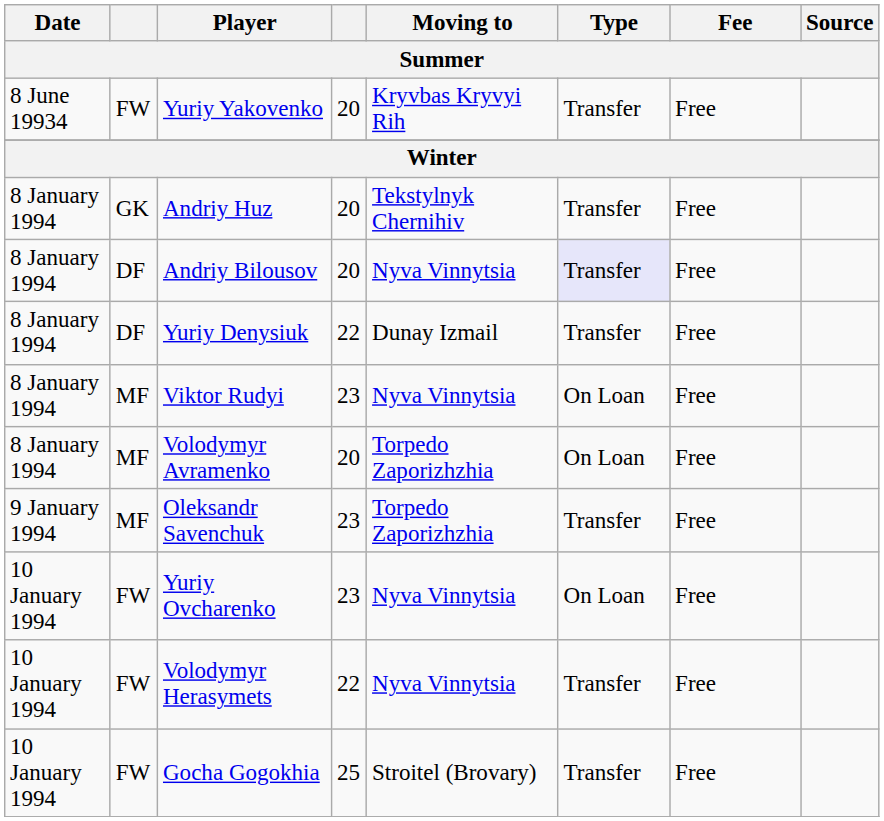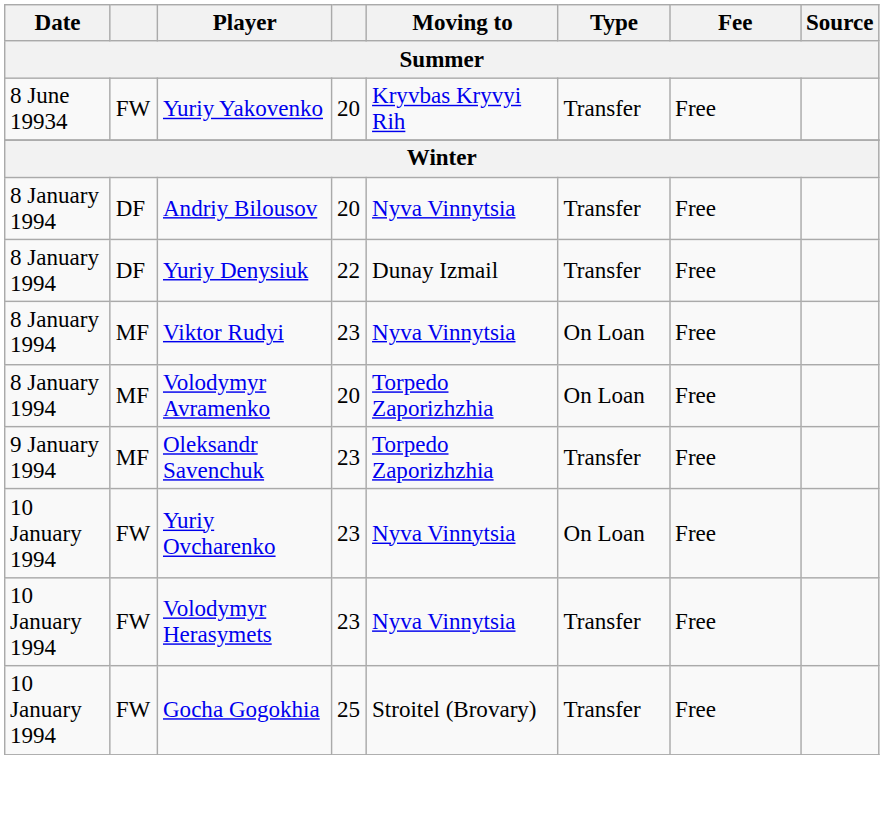- row: (218, 207)
(602, 270) lavender background -> (602, 207) no background
(348, 683) 22 -> (348, 621) 23
